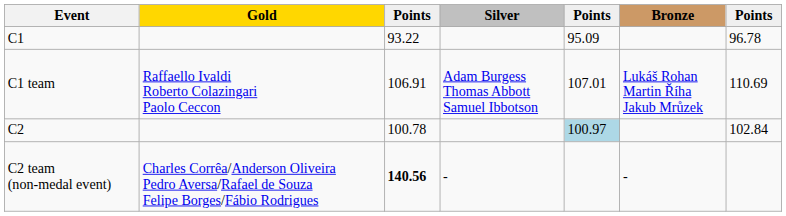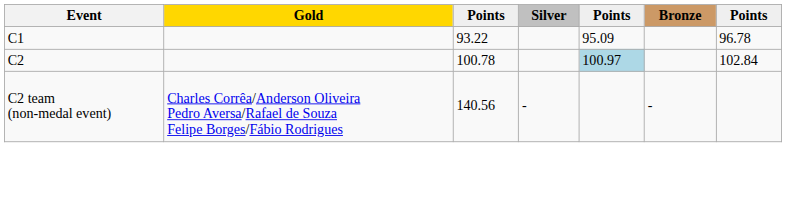- row: (31, 84)
(407, 176) bold -> (476, 106) normal
